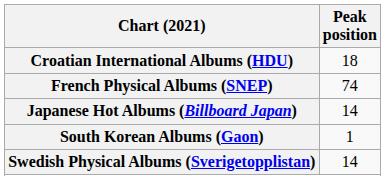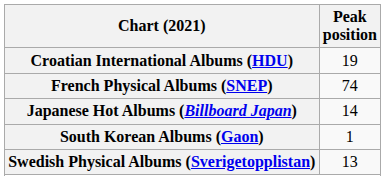(350, 60) 18 -> (350, 60) 19
(350, 162) 14 -> (350, 162) 13
